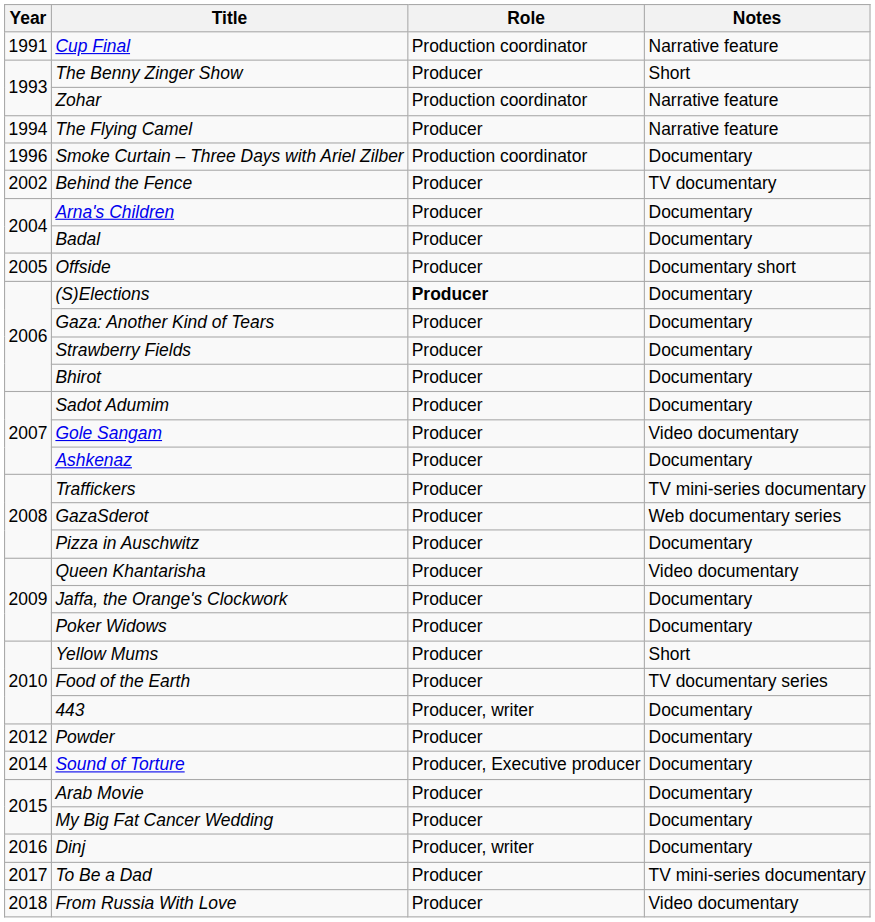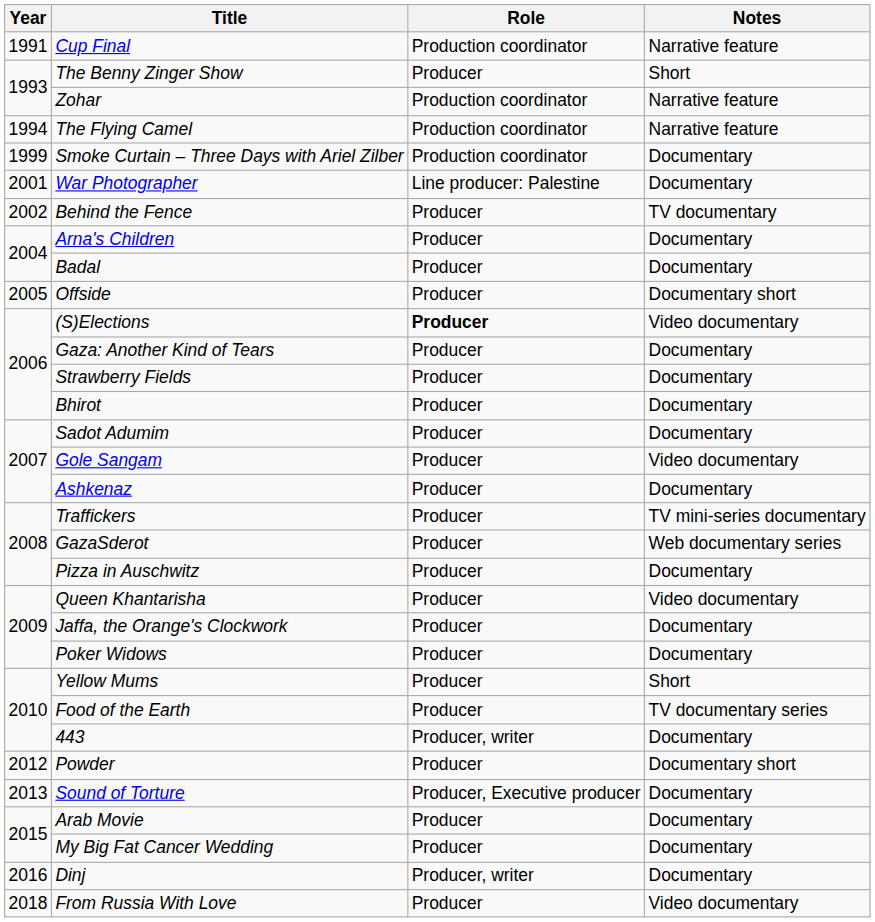(447, 128) Producer -> (499, 128) Production coordinator
(28, 156) 1996 -> (28, 156) 1999
+ row: (126, 184)
(700, 294) Documentary -> (724, 322) Video documentary
(700, 737) Documentary -> (722, 765) Documentary short
(28, 765) 2014 -> (28, 792) 2013
- row: (104, 875)
